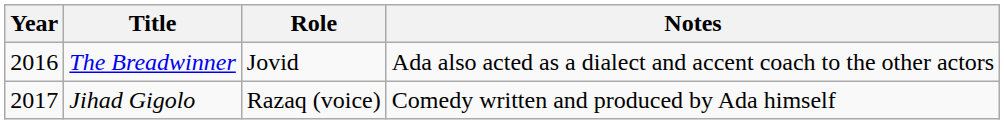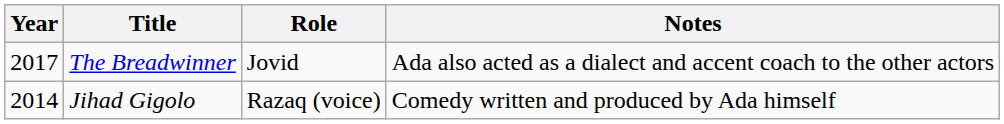(34, 61) 2016 -> (34, 61) 2017
(34, 99) 2017 -> (34, 99) 2014
